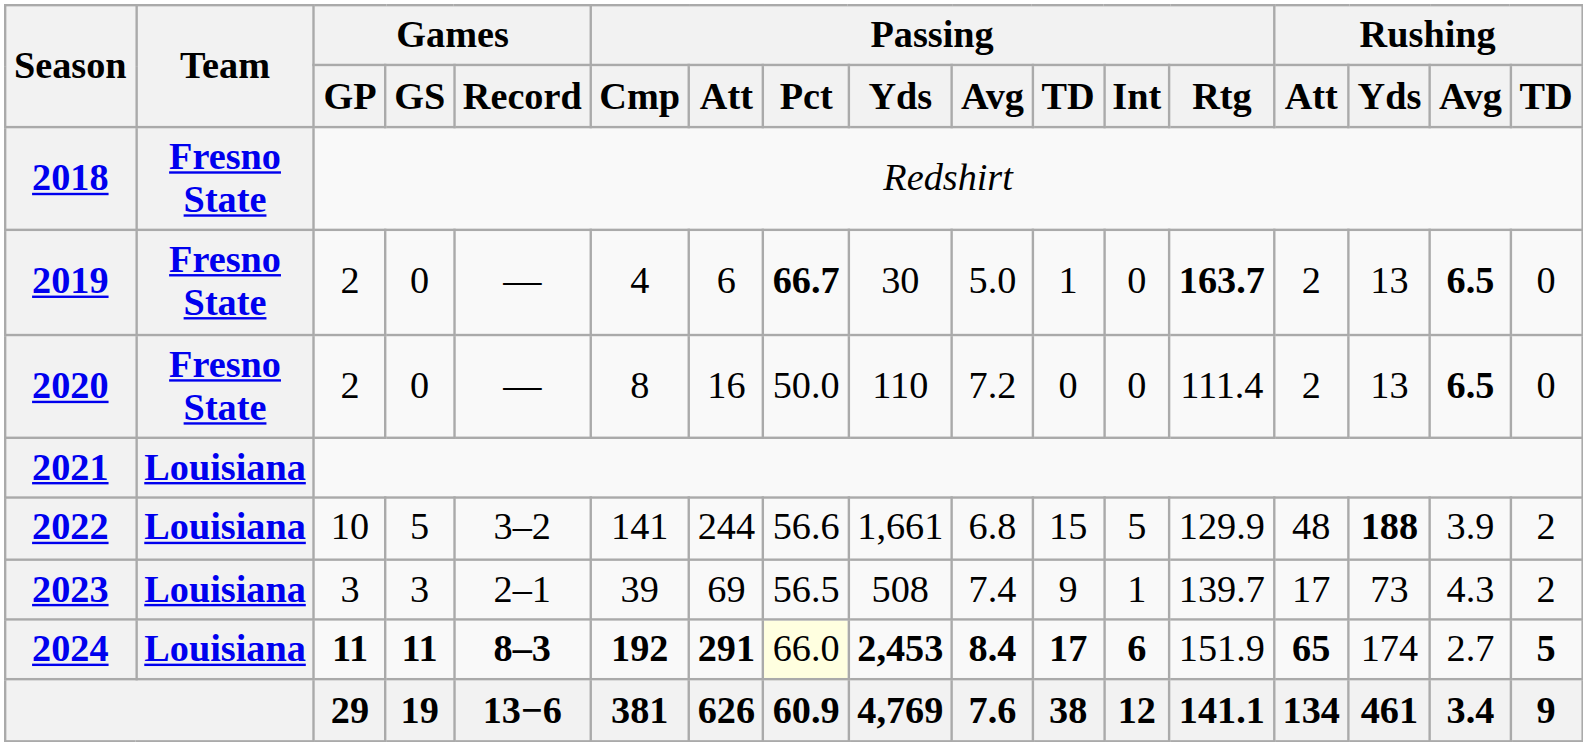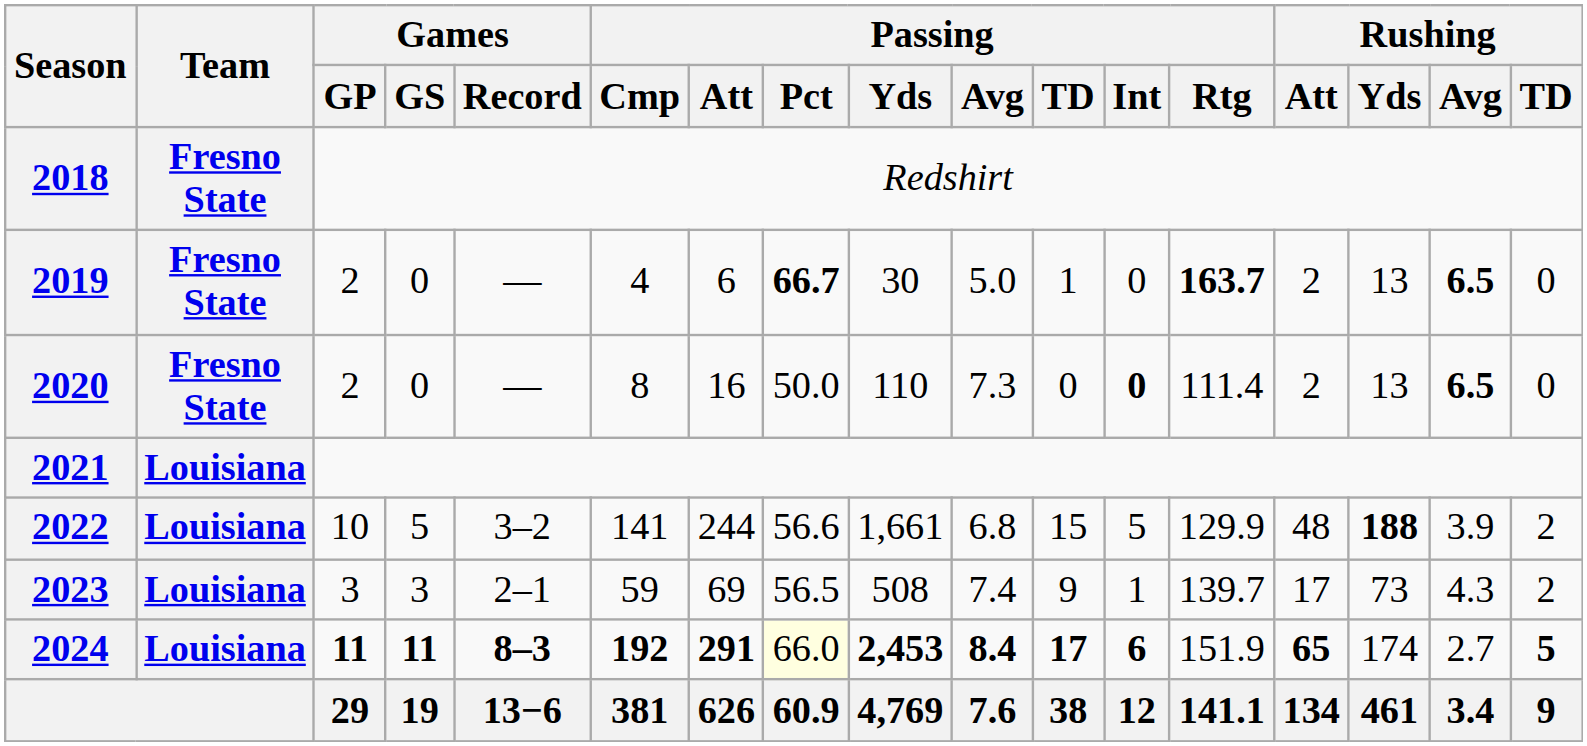(992, 384) 7.2 -> (992, 384) 7.3
(1137, 384) normal -> (1137, 384) bold
(640, 588) 39 -> (640, 588) 59
